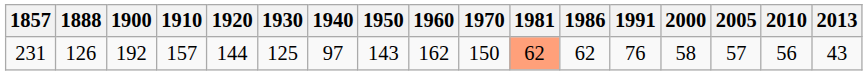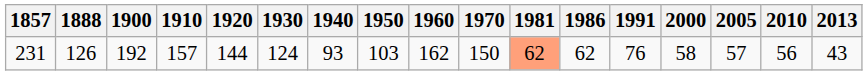(283, 53) 125 -> (283, 53) 124
(333, 53) 97 -> (333, 53) 93
(383, 53) 143 -> (383, 53) 103
